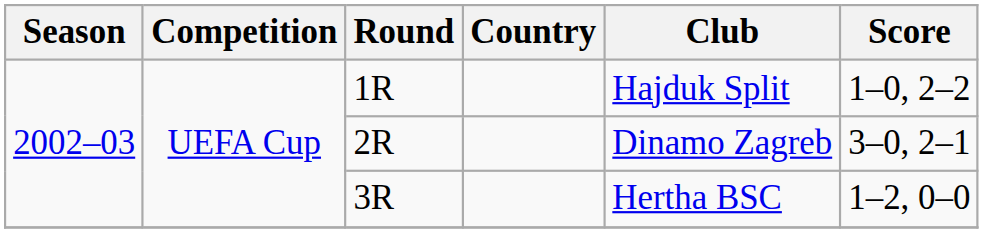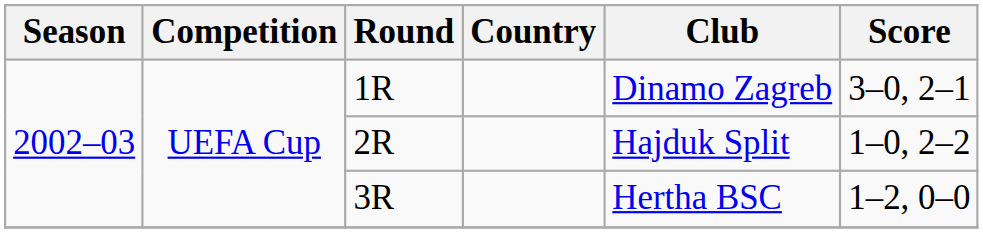(701, 87) Hajduk Split -> (722, 87) Dinamo Zagreb
(909, 87) 1–0, 2–2 -> (909, 87) 3–0, 2–1
(722, 142) Dinamo Zagreb -> (701, 142) Hajduk Split
(909, 142) 3–0, 2–1 -> (909, 142) 1–0, 2–2
